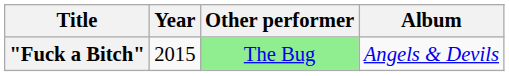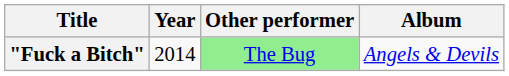(175, 53) 2015 -> (175, 53) 2014
